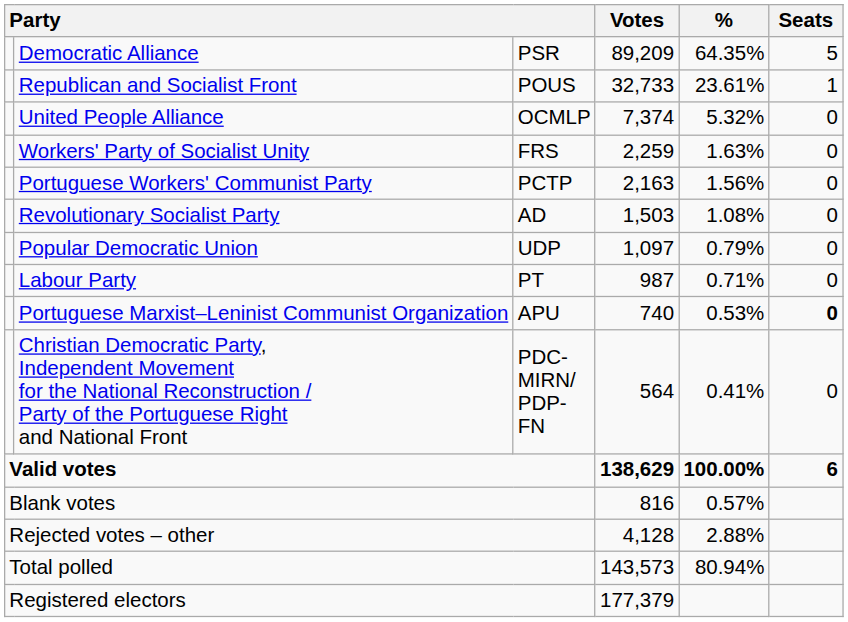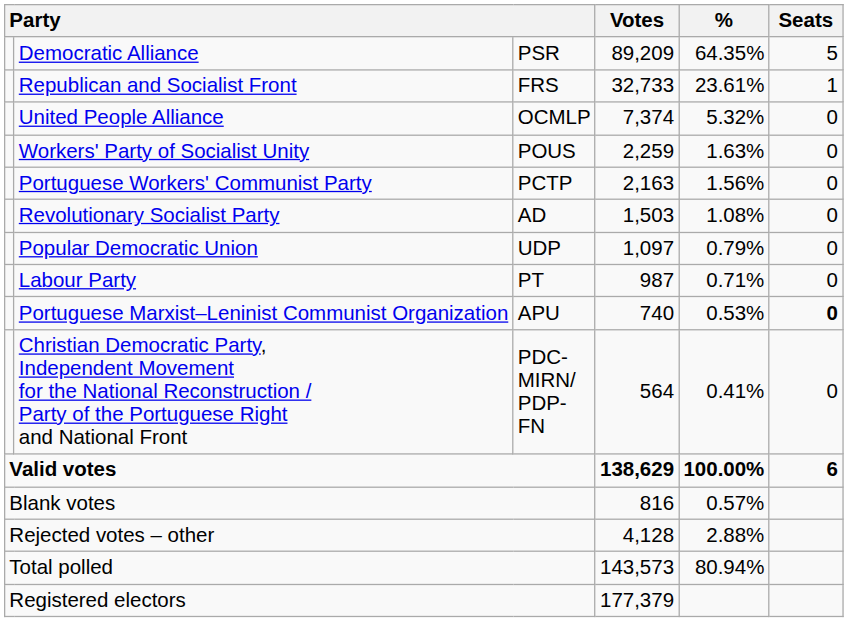(547, 85) POUS -> (538, 85) FRS
(538, 150) FRS -> (547, 150) POUS
